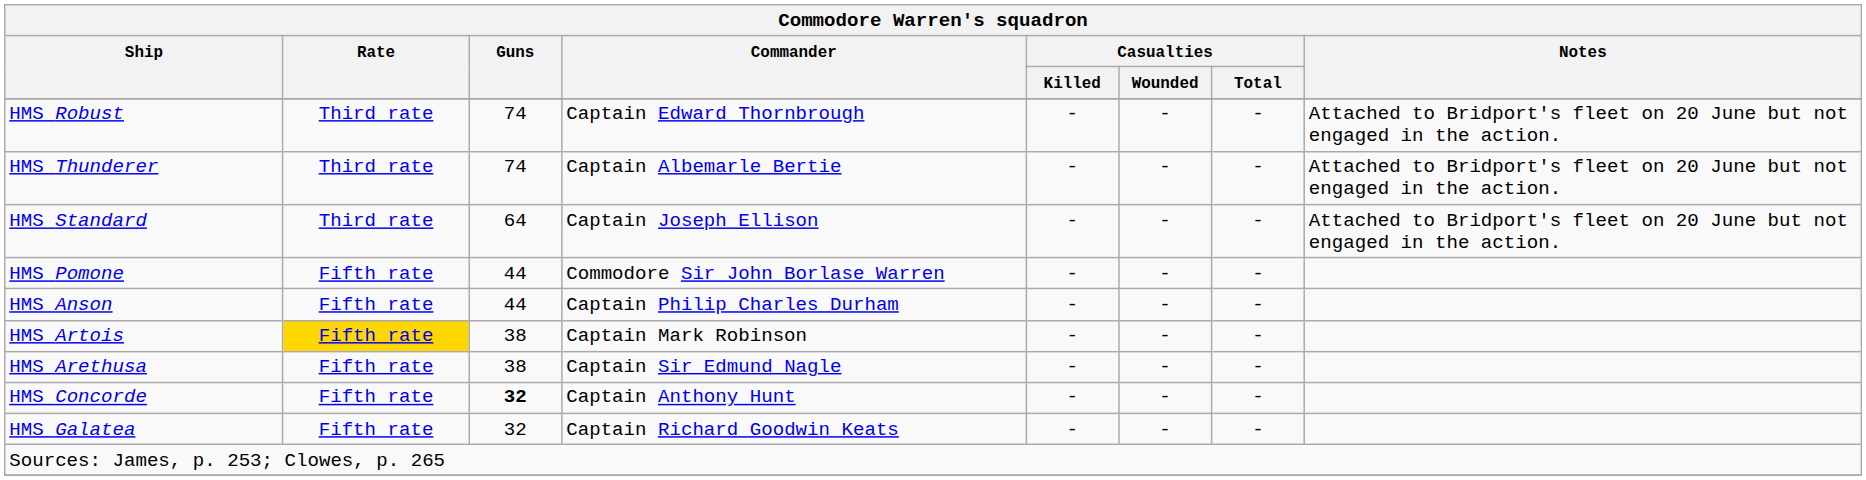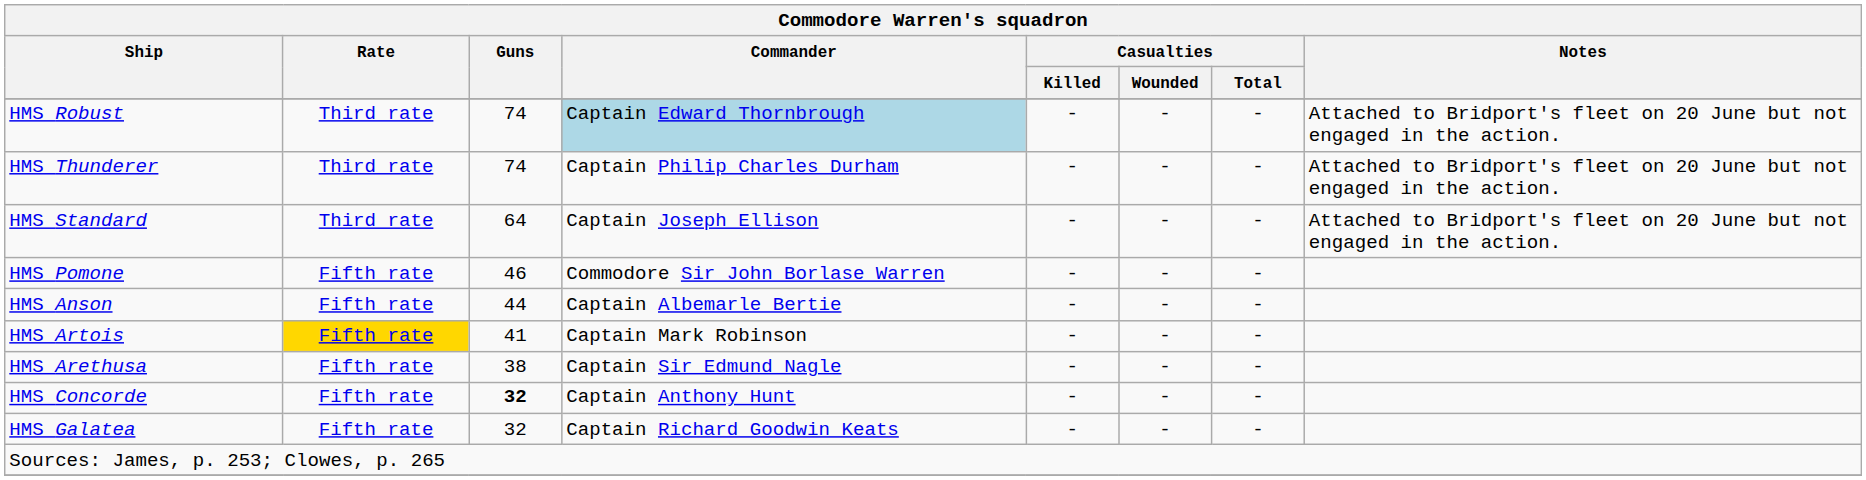(715, 114) no background -> (715, 114) lightblue background
(704, 167) Captain Albemarle Bertie -> (733, 167) Captain Philip Charles Durham
(515, 273) 44 -> (515, 273) 46
(733, 304) Captain Philip Charles Durham -> (704, 304) Captain Albemarle Bertie
(515, 336) 38 -> (515, 336) 41
